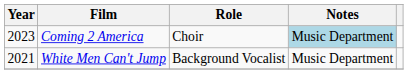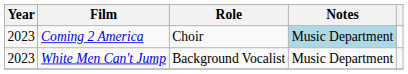(21, 58) 2021 -> (21, 58) 2023
